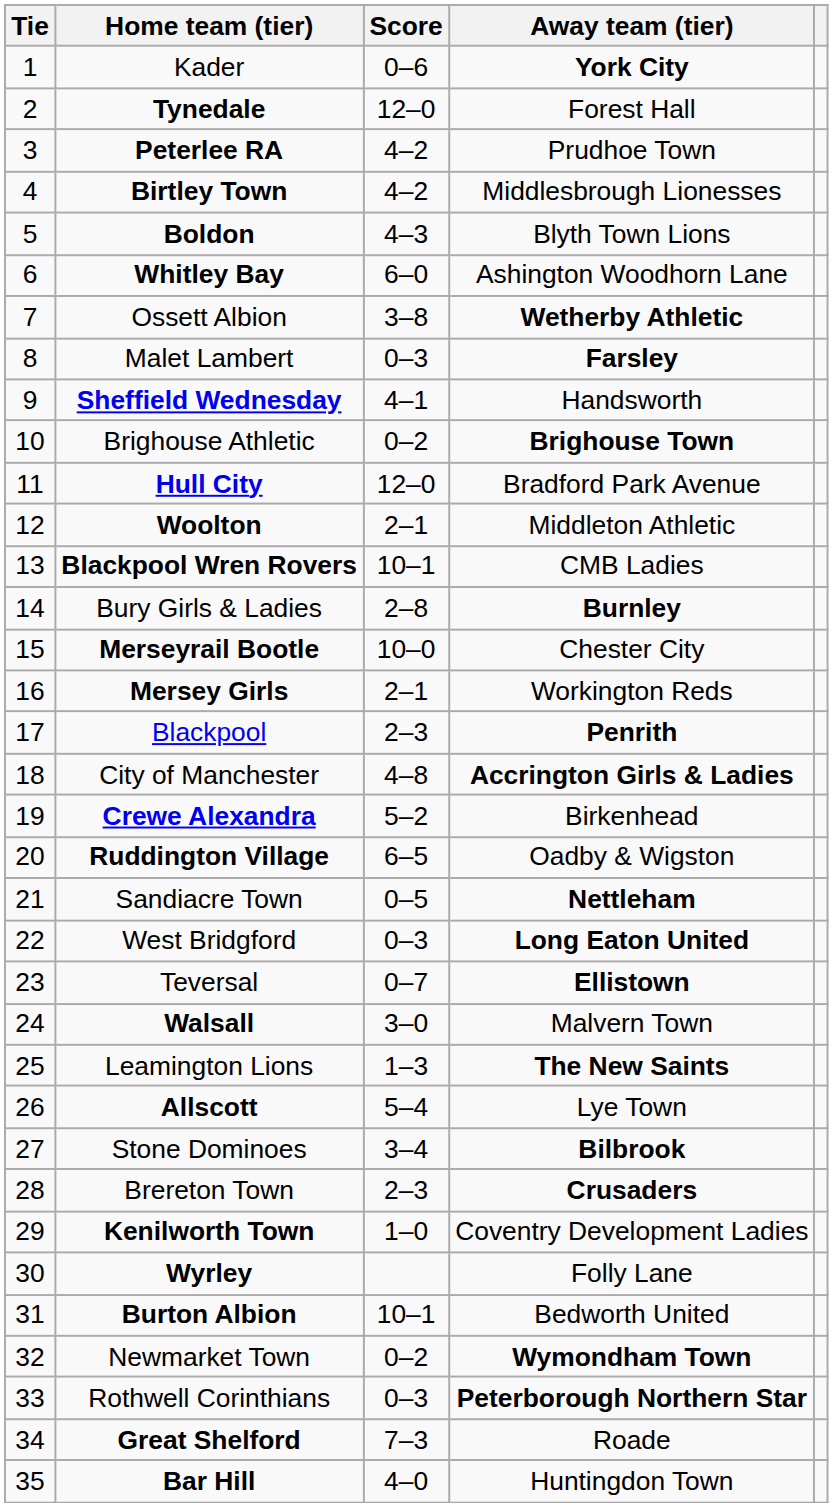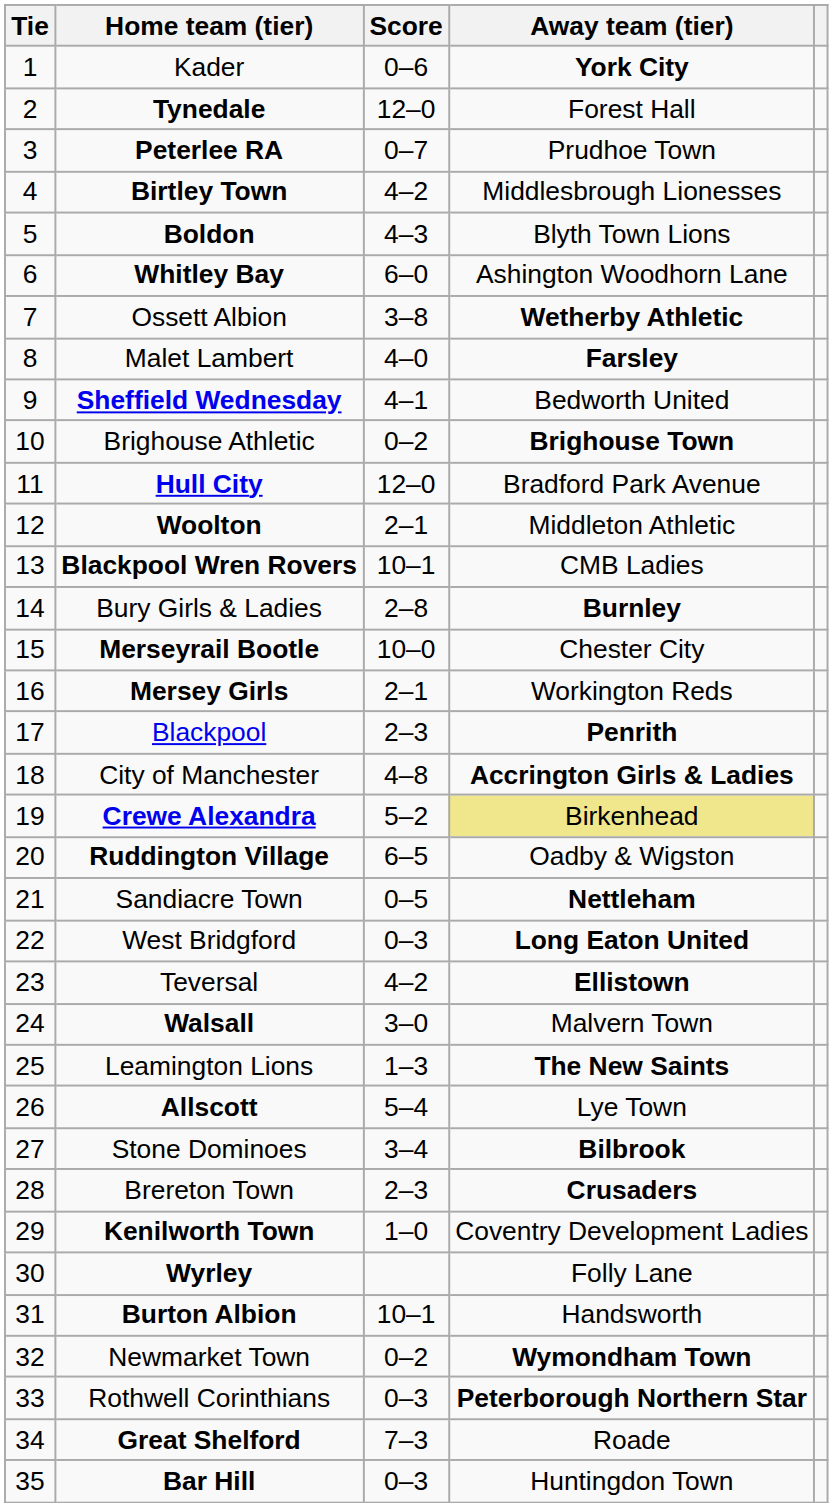(406, 150) 4–2 -> (406, 150) 0–7
(406, 358) 0–3 -> (406, 358) 4–0
(632, 400) Handsworth -> (632, 400) Bedworth United
(632, 816) no background -> (632, 816) khaki background
(406, 982) 0–7 -> (406, 982) 4–2
(632, 1315) Bedworth United -> (632, 1315) Handsworth
(406, 1481) 4–0 -> (406, 1481) 0–3
